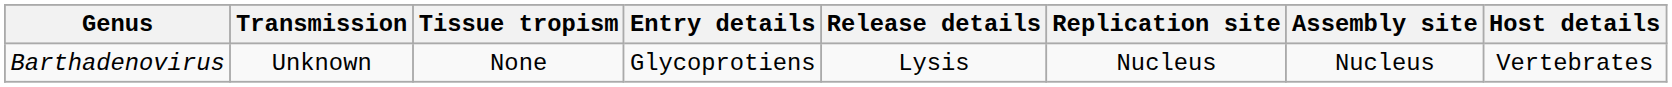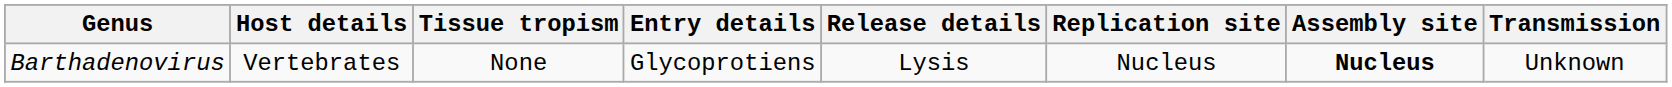columns swapped: (1575, 24) <-> (322, 24)
(1385, 63) normal -> (1385, 63) bold
